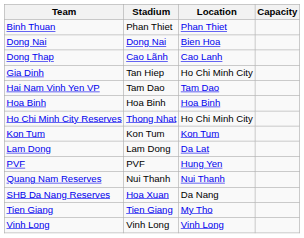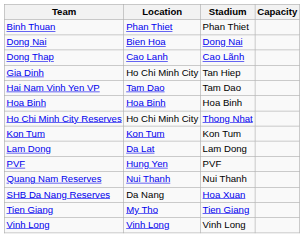columns swapped: (217, 12) <-> (151, 12)
